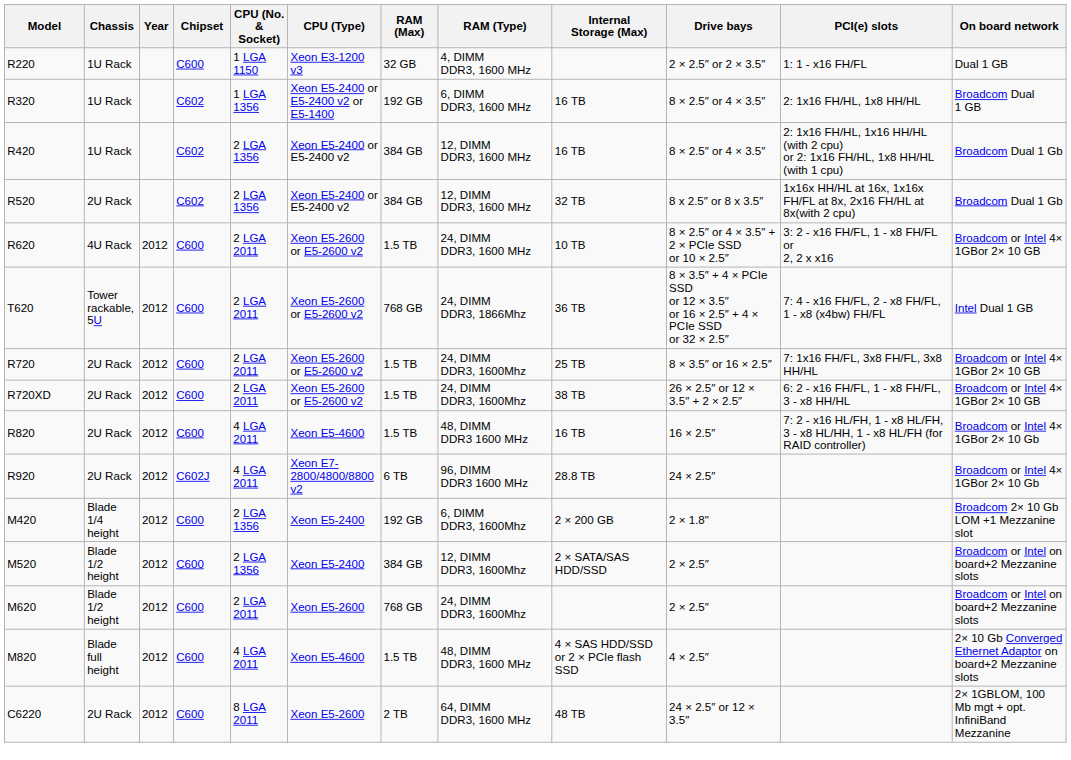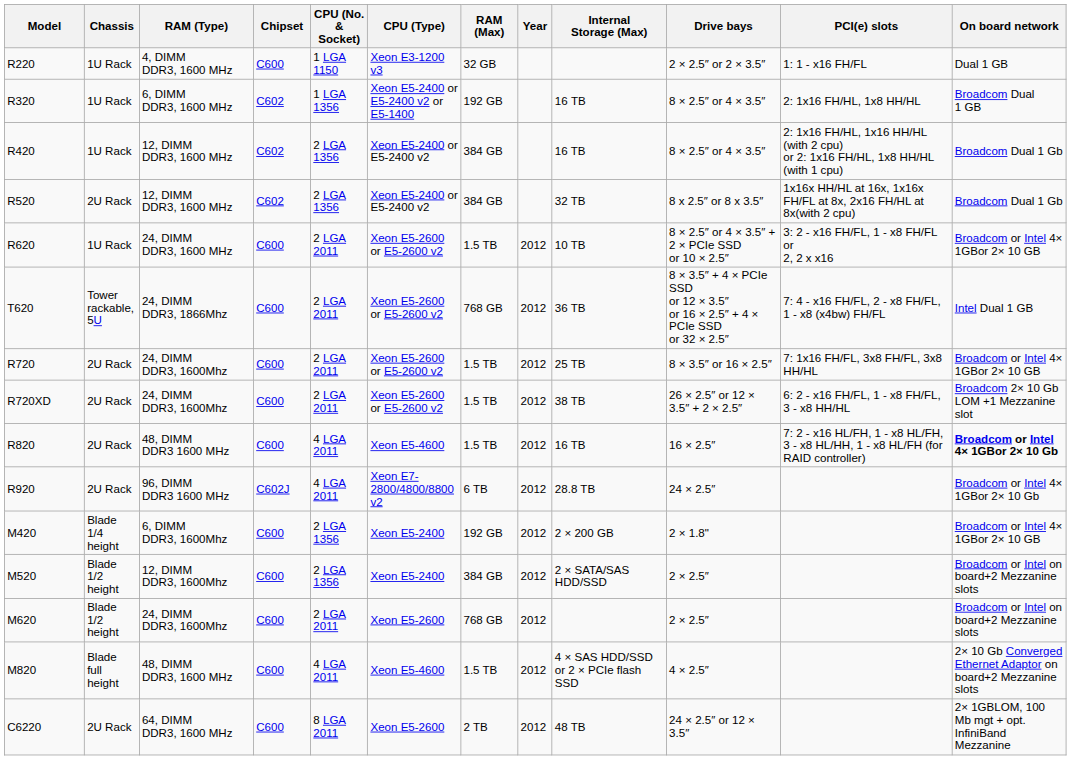columns swapped: (156, 26) <-> (495, 26)
(109, 244) 4U Rack -> (109, 244) 1U Rack
(1009, 395) Broadcom or Intel 4× 1GBor 2× 10 GB -> (1007, 401) Broadcom 2× 10 Gb LOM +1 Mezzanine slot
(1009, 432) normal -> (1006, 445) bold
(1007, 520) Broadcom 2× 10 Gb LOM +1 Mezzanine slot -> (1009, 532) Broadcom or Intel 4× 1GBor 2× 10 GB
